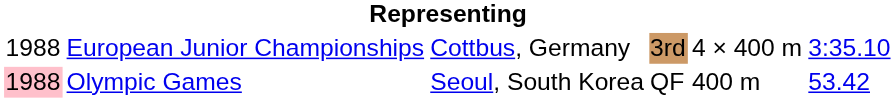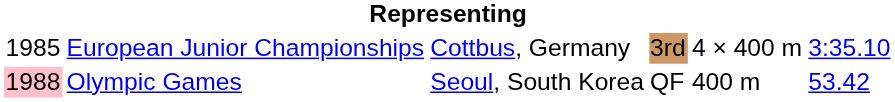(33, 48) 1988 -> (33, 48) 1985
